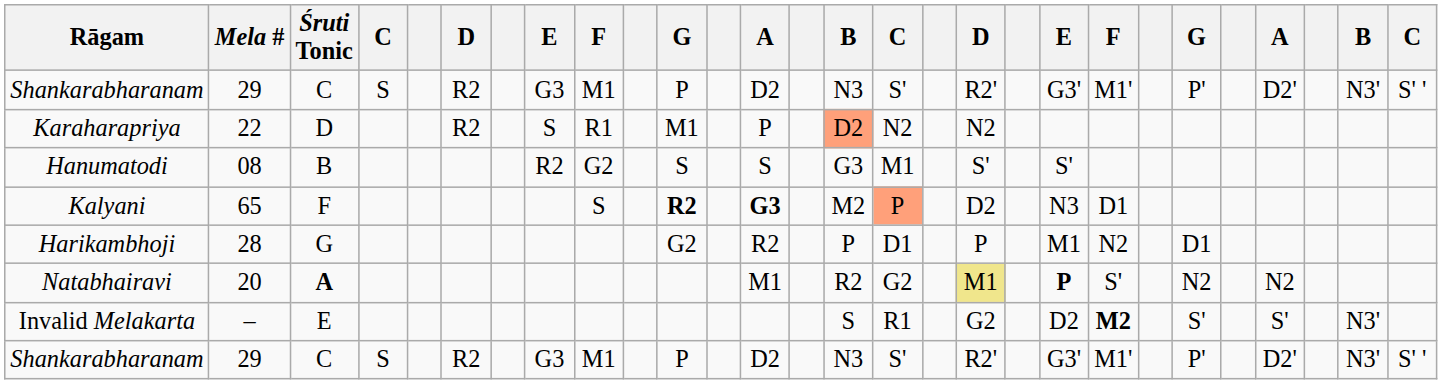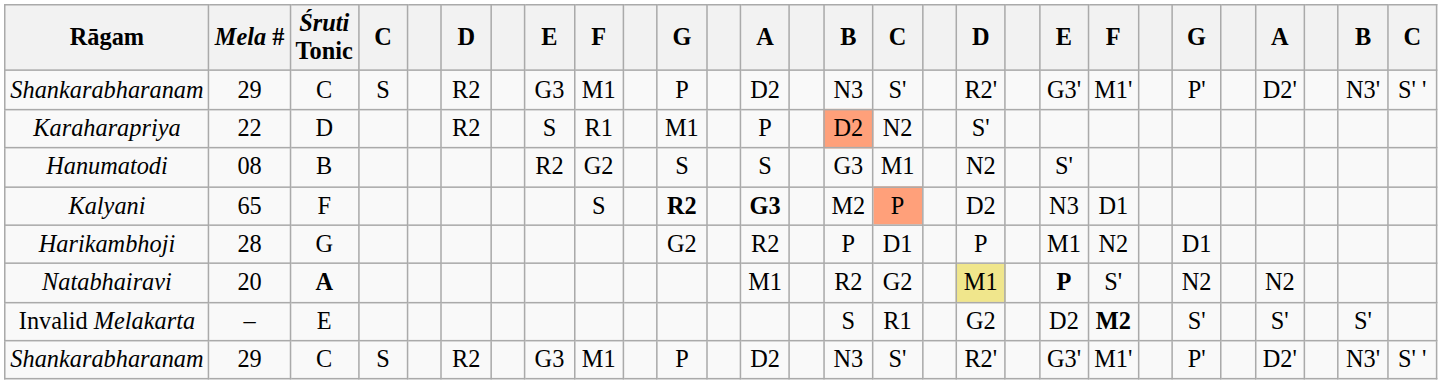(981, 128) N2 -> (981, 128) S'
(981, 166) S' -> (981, 166) N2
(1363, 321) N3' -> (1363, 321) S'
